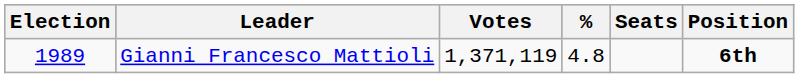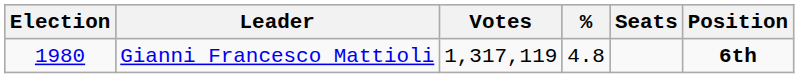(60, 56) 1989 -> (60, 56) 1980
(501, 56) 1,371,119 -> (501, 56) 1,317,119
